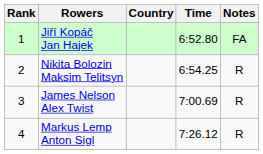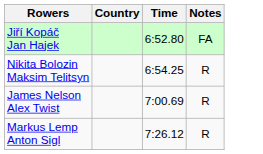- column: (21, 13)
